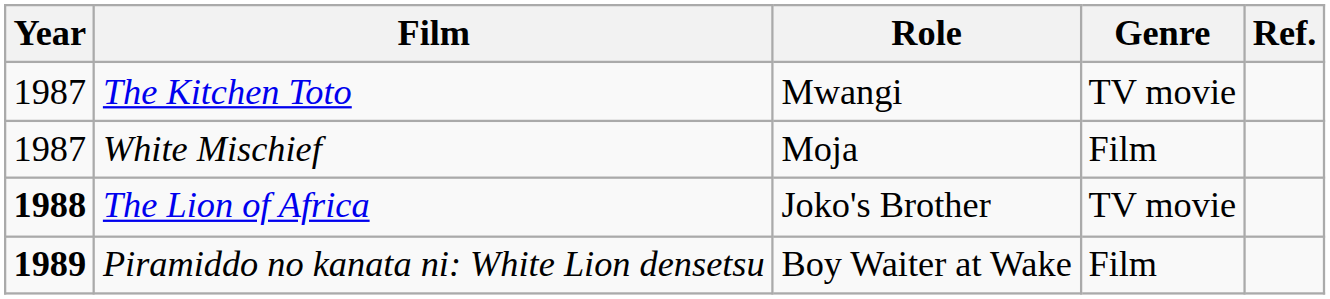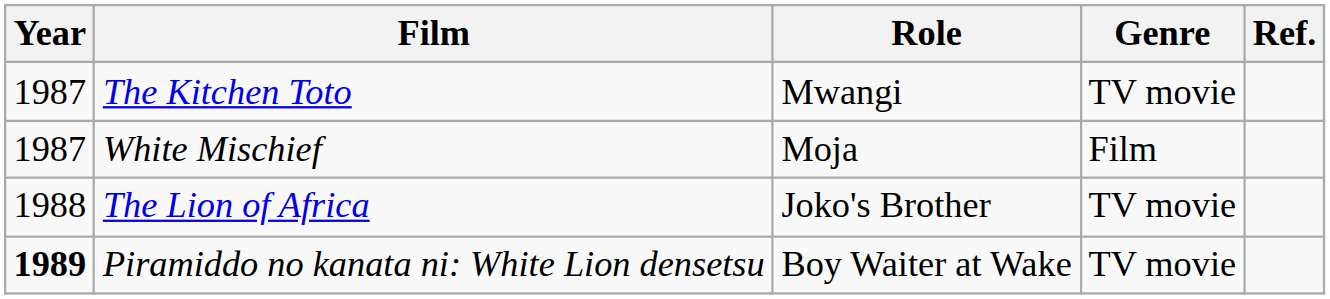(50, 206) bold -> (50, 206) normal
(1123, 263) Film -> (1162, 263) TV movie
